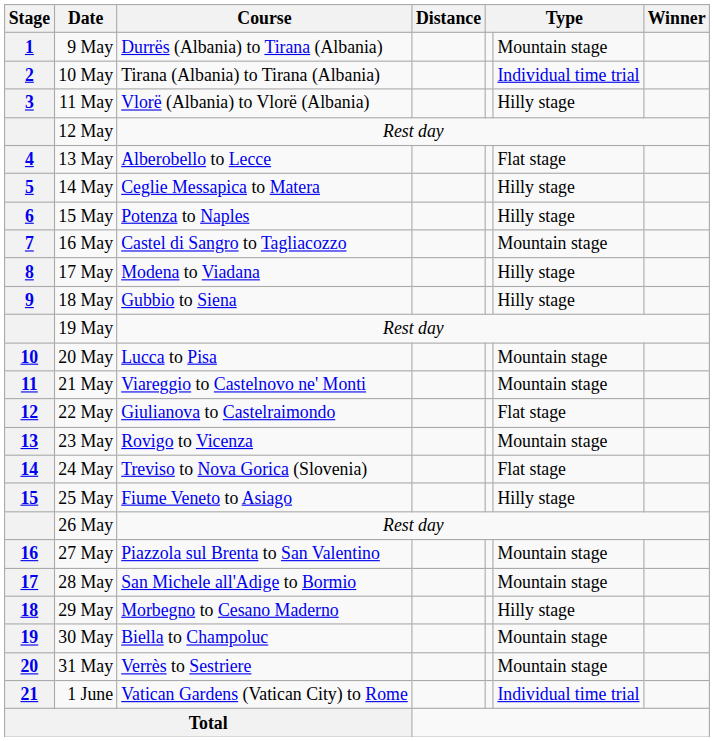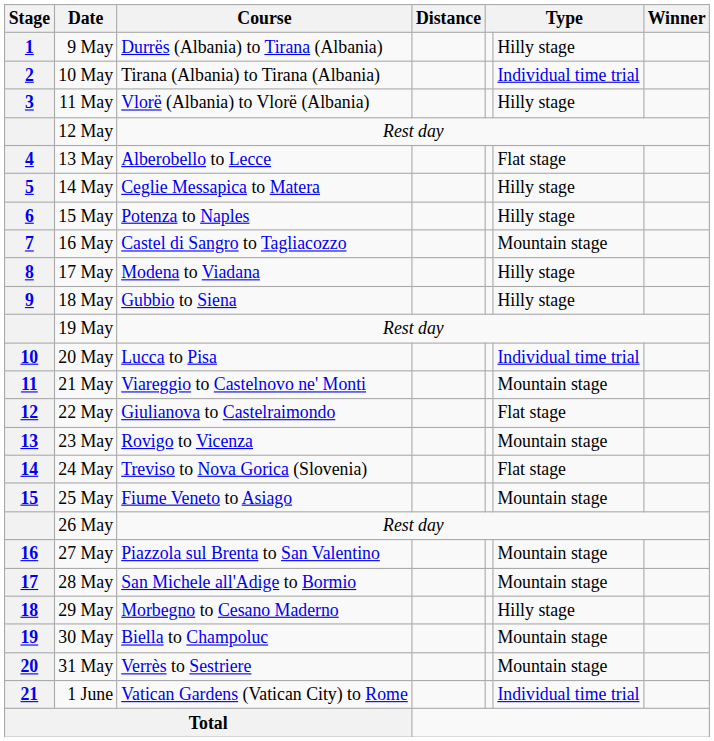(552, 46) Mountain stage -> (536, 46) Hilly stage
(552, 356) Mountain stage -> (568, 356) Individual time trial
(536, 497) Hilly stage -> (552, 497) Mountain stage
